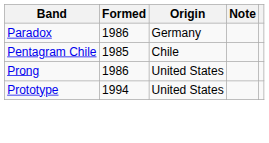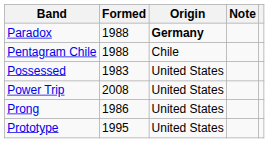(115, 33) 1986 -> (115, 33) 1988
(176, 33) normal -> (178, 33) bold
(115, 52) 1985 -> (115, 52) 1988
+ row: (36, 71)
+ row: (36, 90)
(115, 90) 1994 -> (115, 128) 1995
